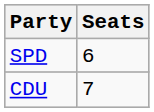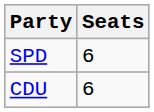(88, 90) 7 -> (88, 90) 6
